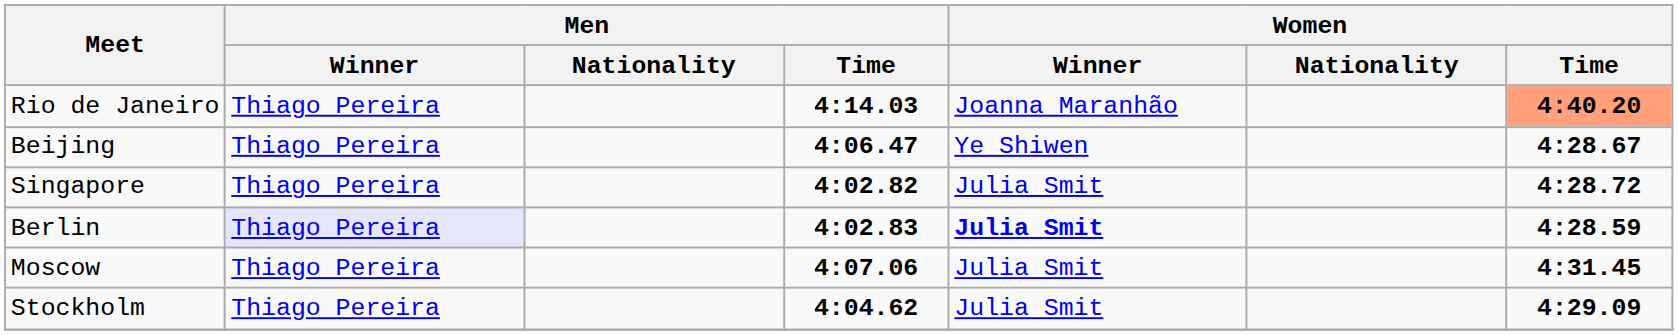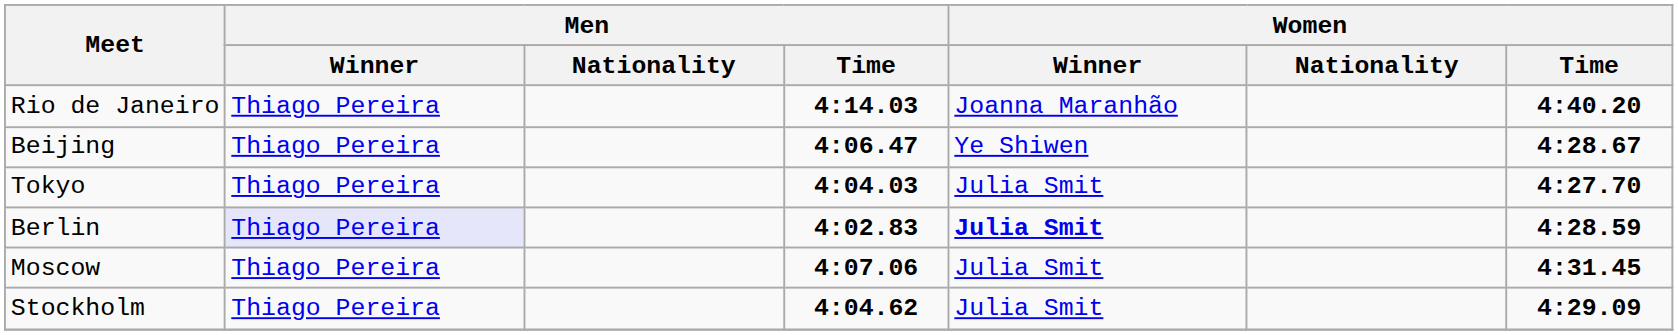(1589, 106) lightsalmon background -> (1589, 106) no background
- row: (78, 187)
+ row: (48, 187)
